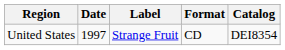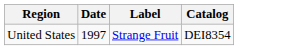- column: (205, 14)
